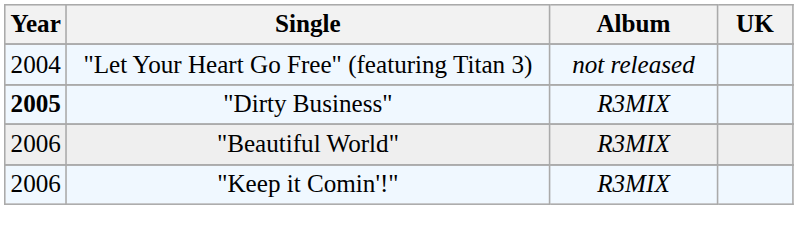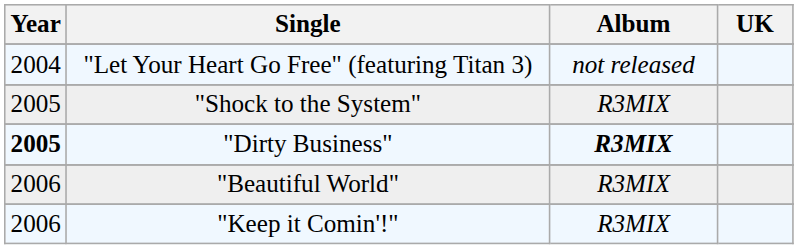+ row: (308, 104)
(633, 104) normal -> (633, 143) bold
